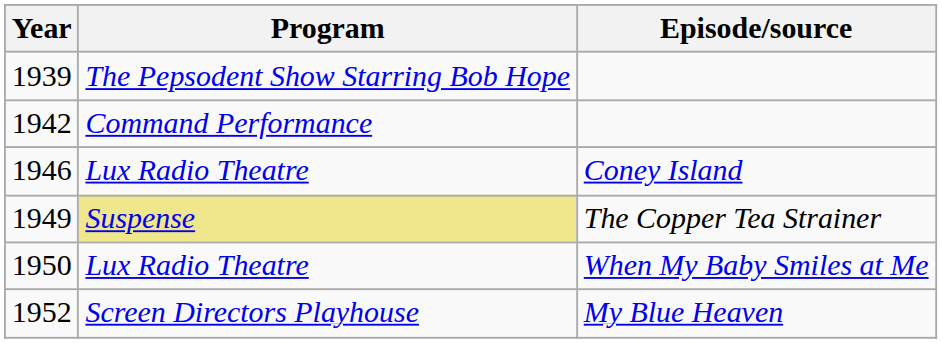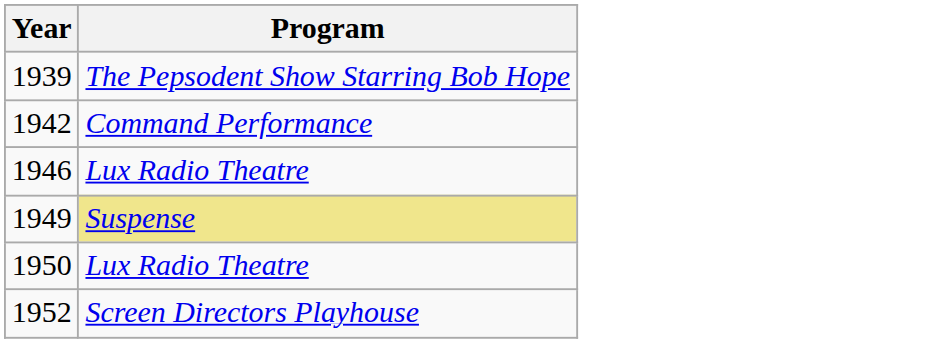- column: (756, 28)
